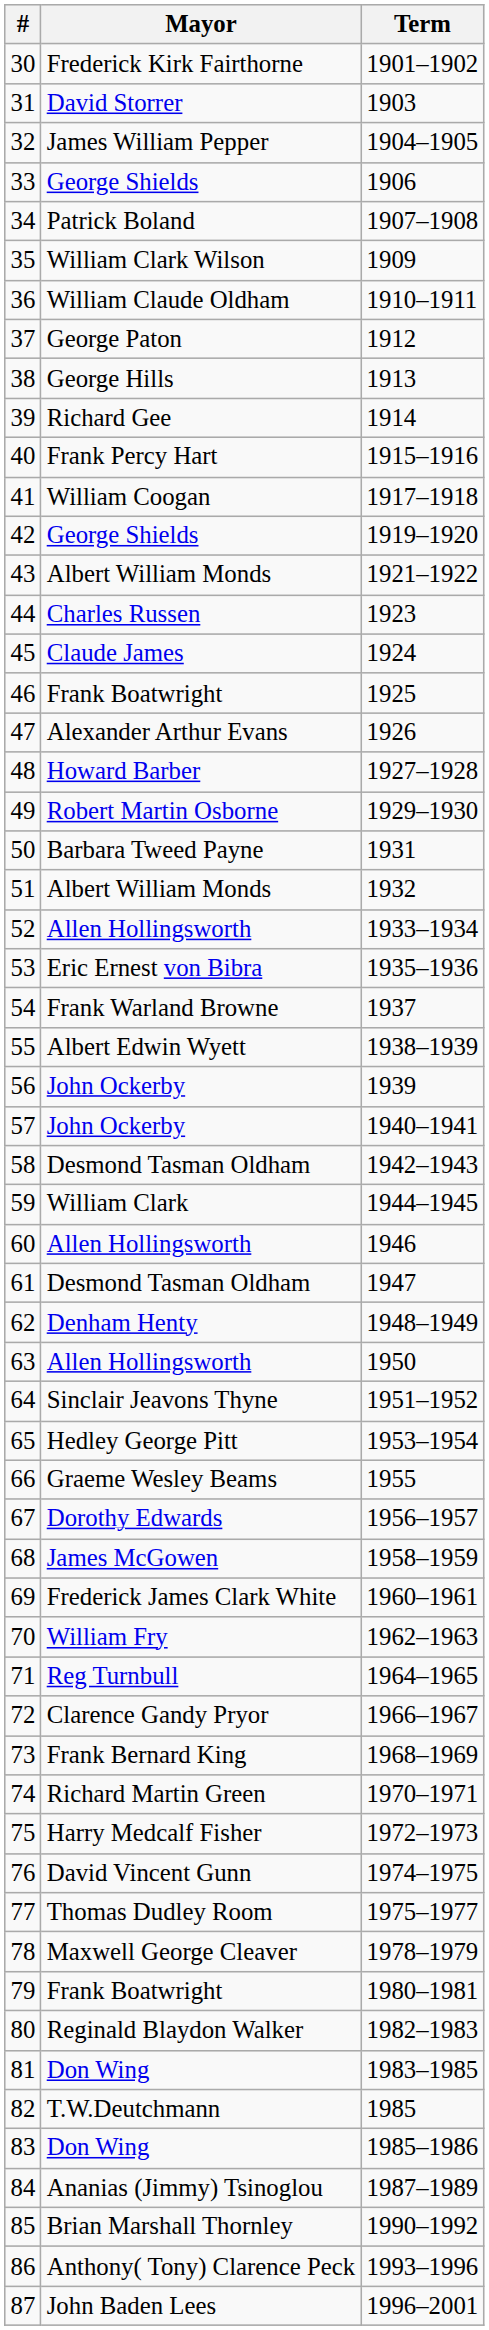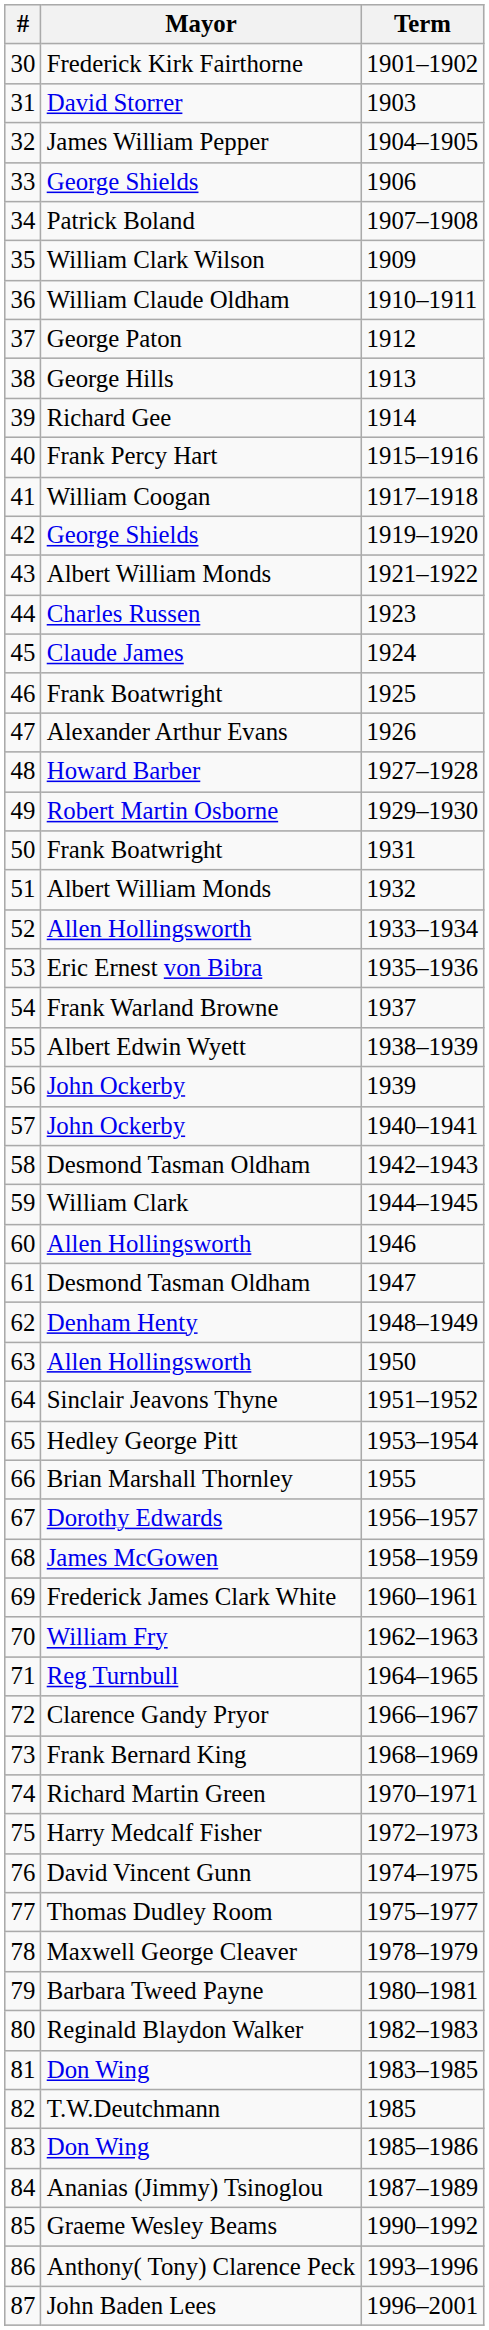(155, 850) Barbara Tweed Payne -> (135, 850) Frank Boatwright
(162, 1479) Graeme Wesley Beams -> (170, 1479) Brian Marshall Thornley
(135, 1990) Frank Boatwright -> (155, 1990) Barbara Tweed Payne
(170, 2226) Brian Marshall Thornley -> (162, 2226) Graeme Wesley Beams
